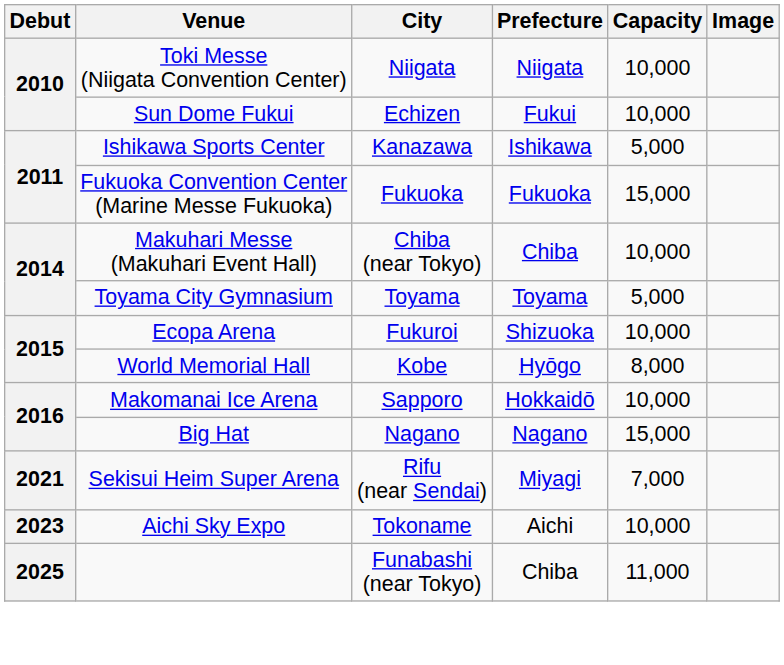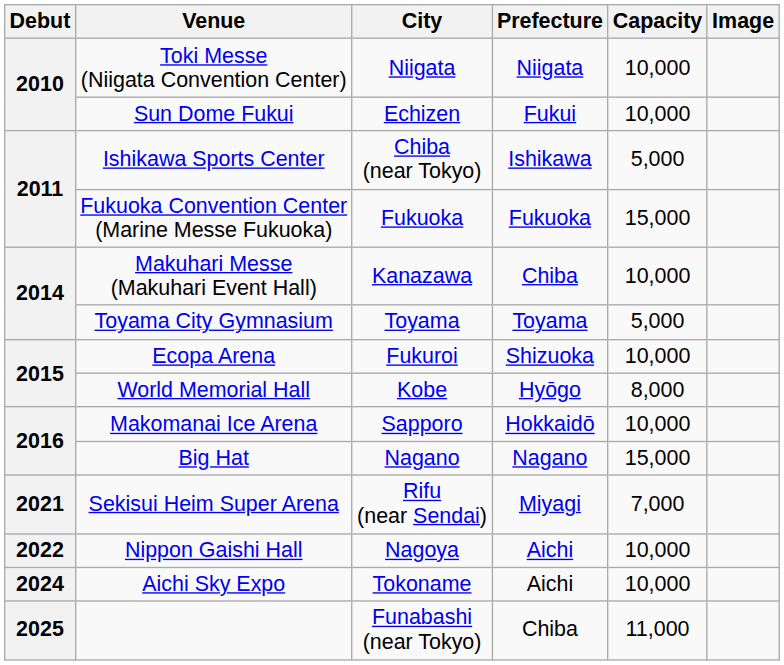(422, 147) Kanazawa -> (422, 159) Chiba (near Tokyo)
(422, 251) Chiba (near Tokyo) -> (422, 275) Kanazawa
+ row: (214, 550)
(40, 526) 2023 -> (40, 584) 2024
